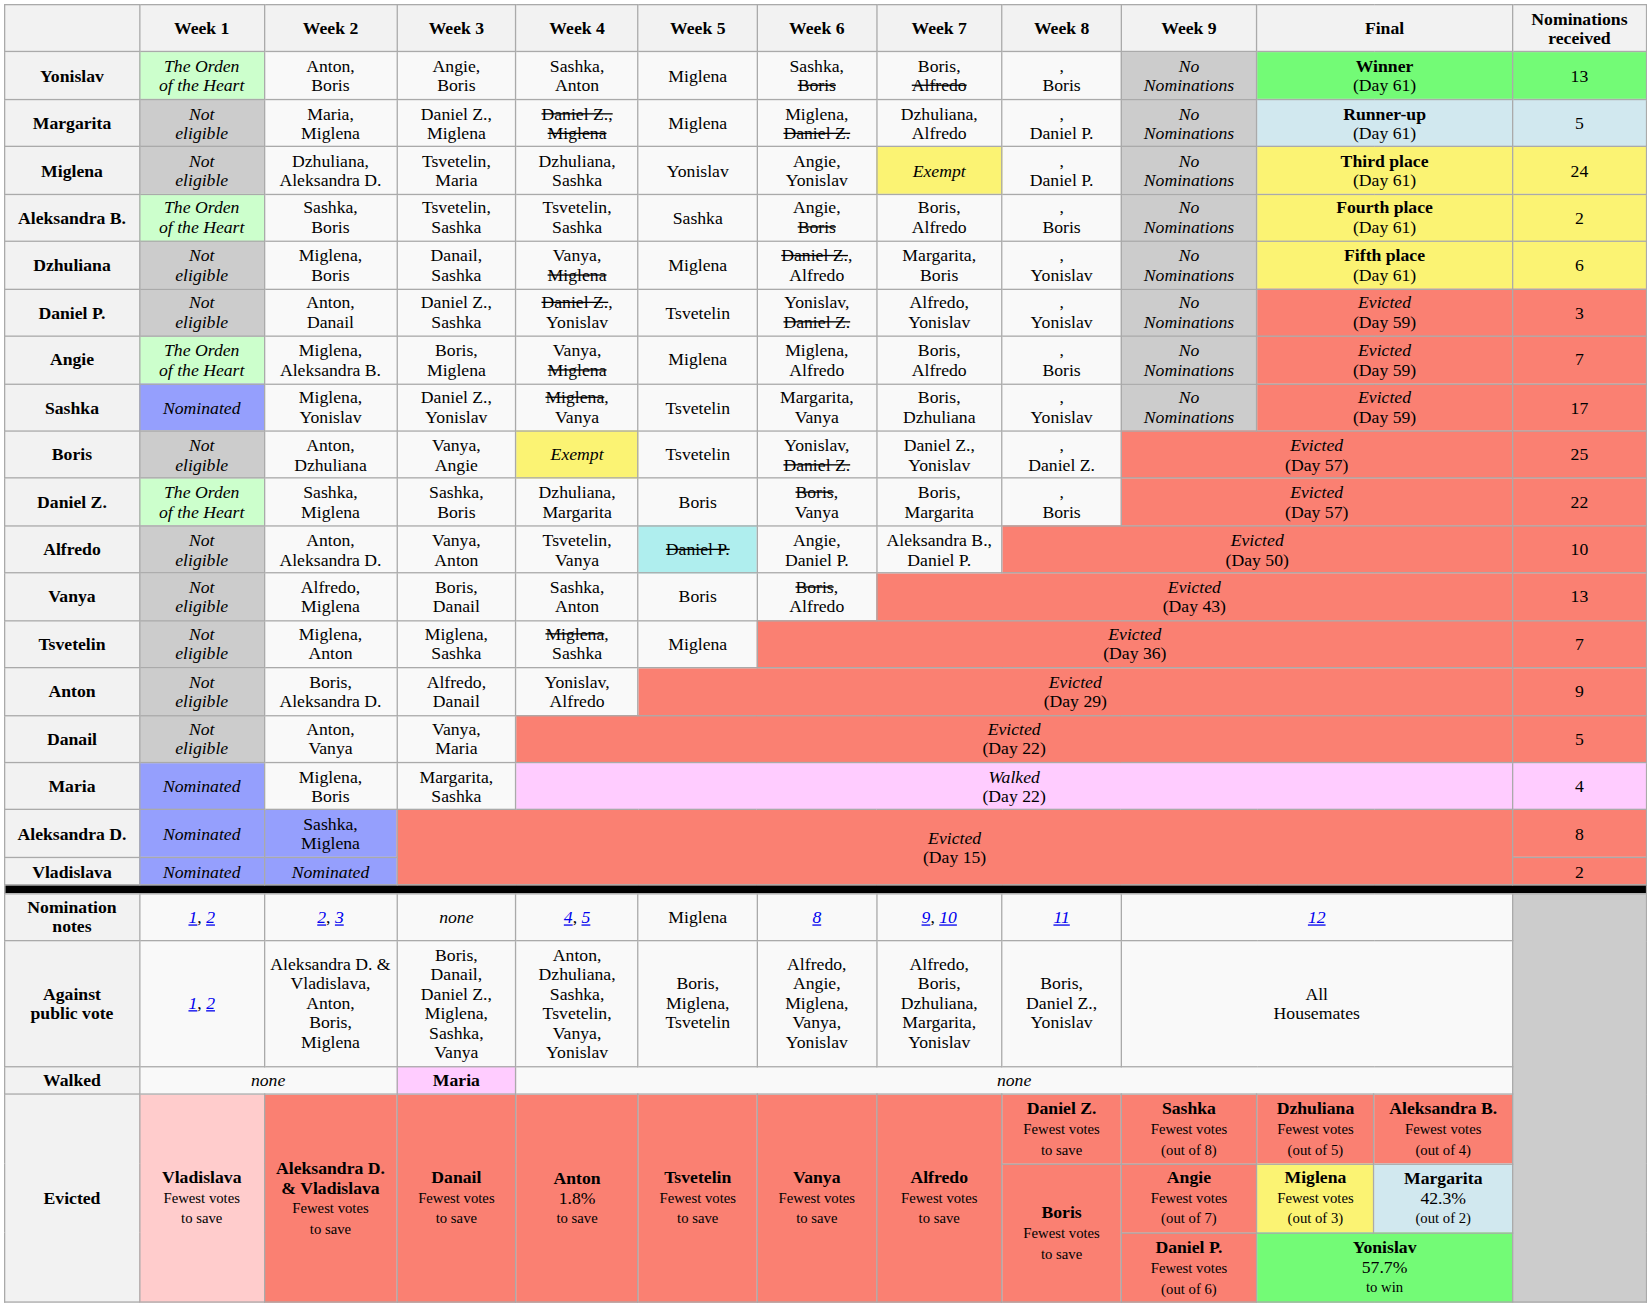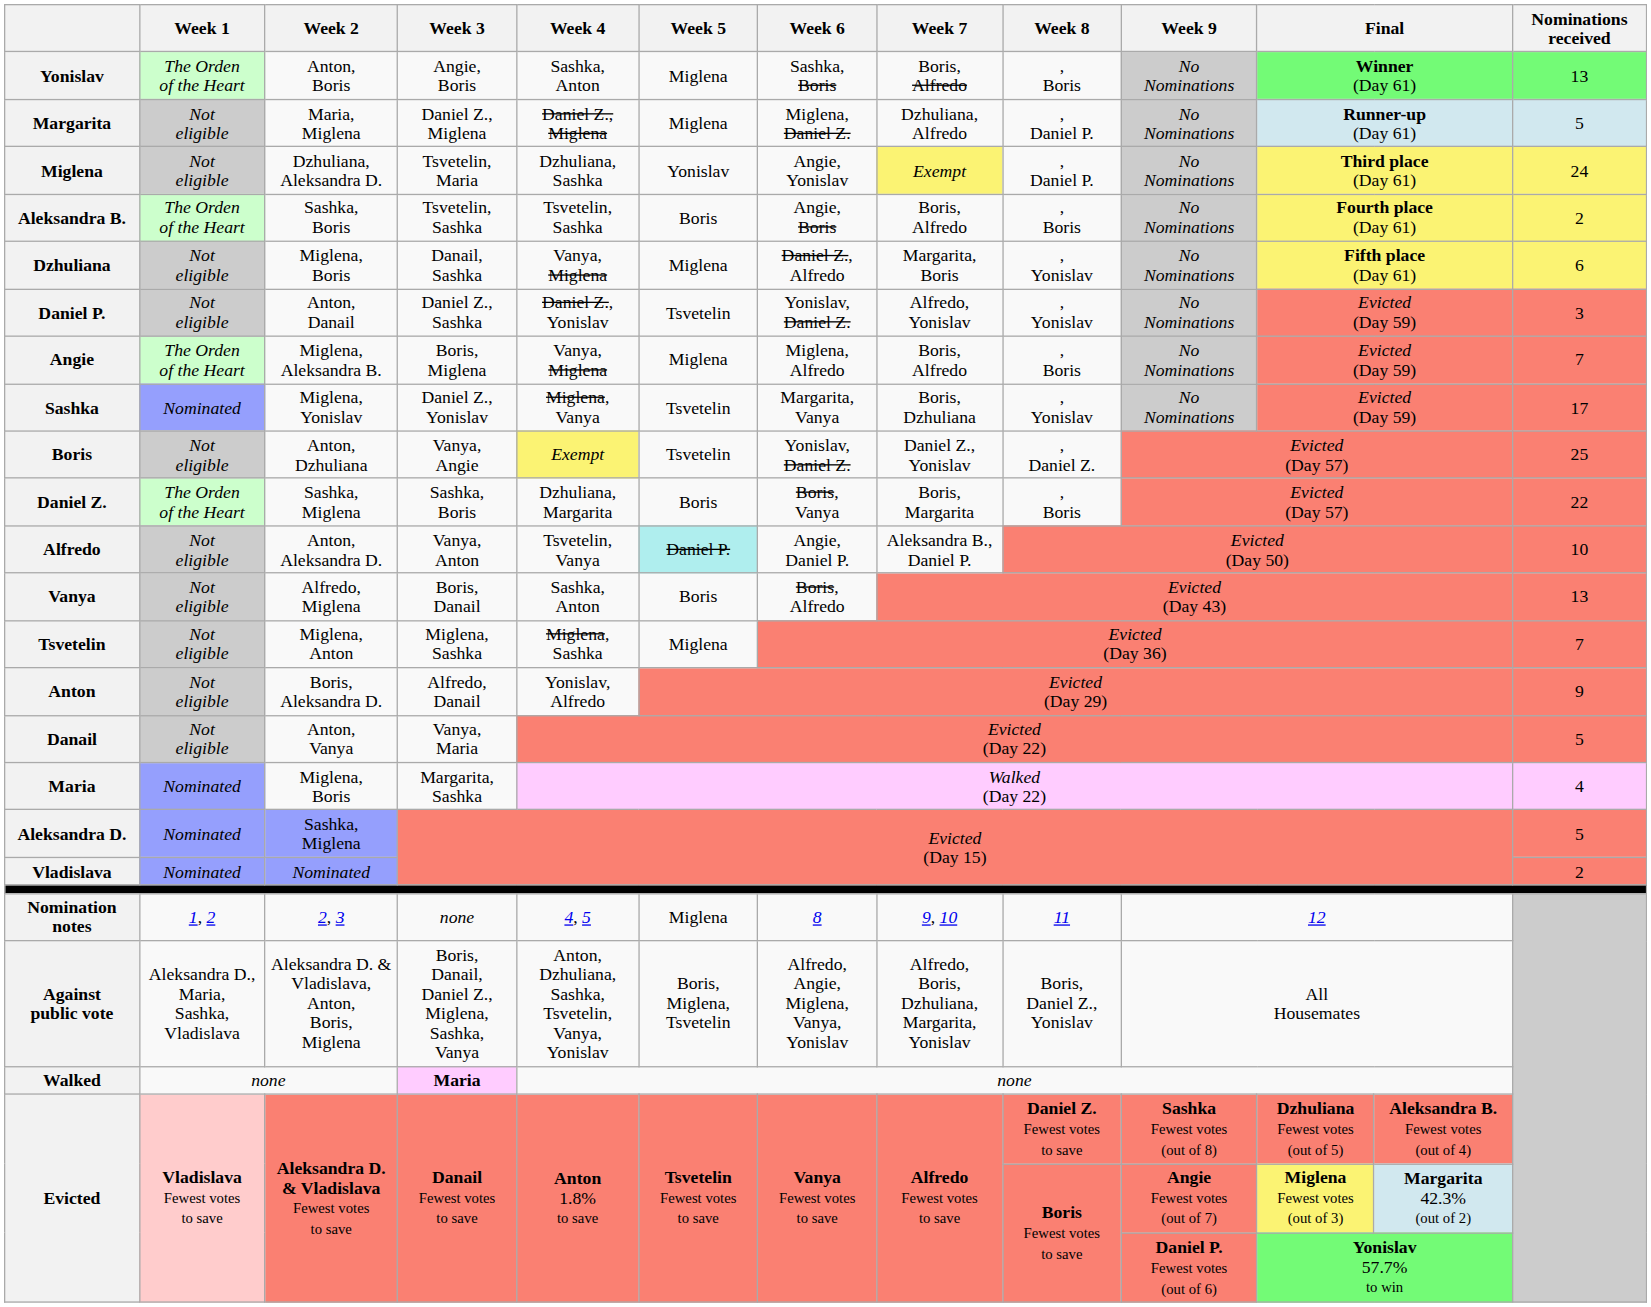(698, 217) Sashka -> (698, 217) Boris
(1579, 833) 8 -> (1579, 833) 5
(202, 1003) 1, 2 -> (202, 1003) Aleksandra D., Maria, Sashka, Vladislava
